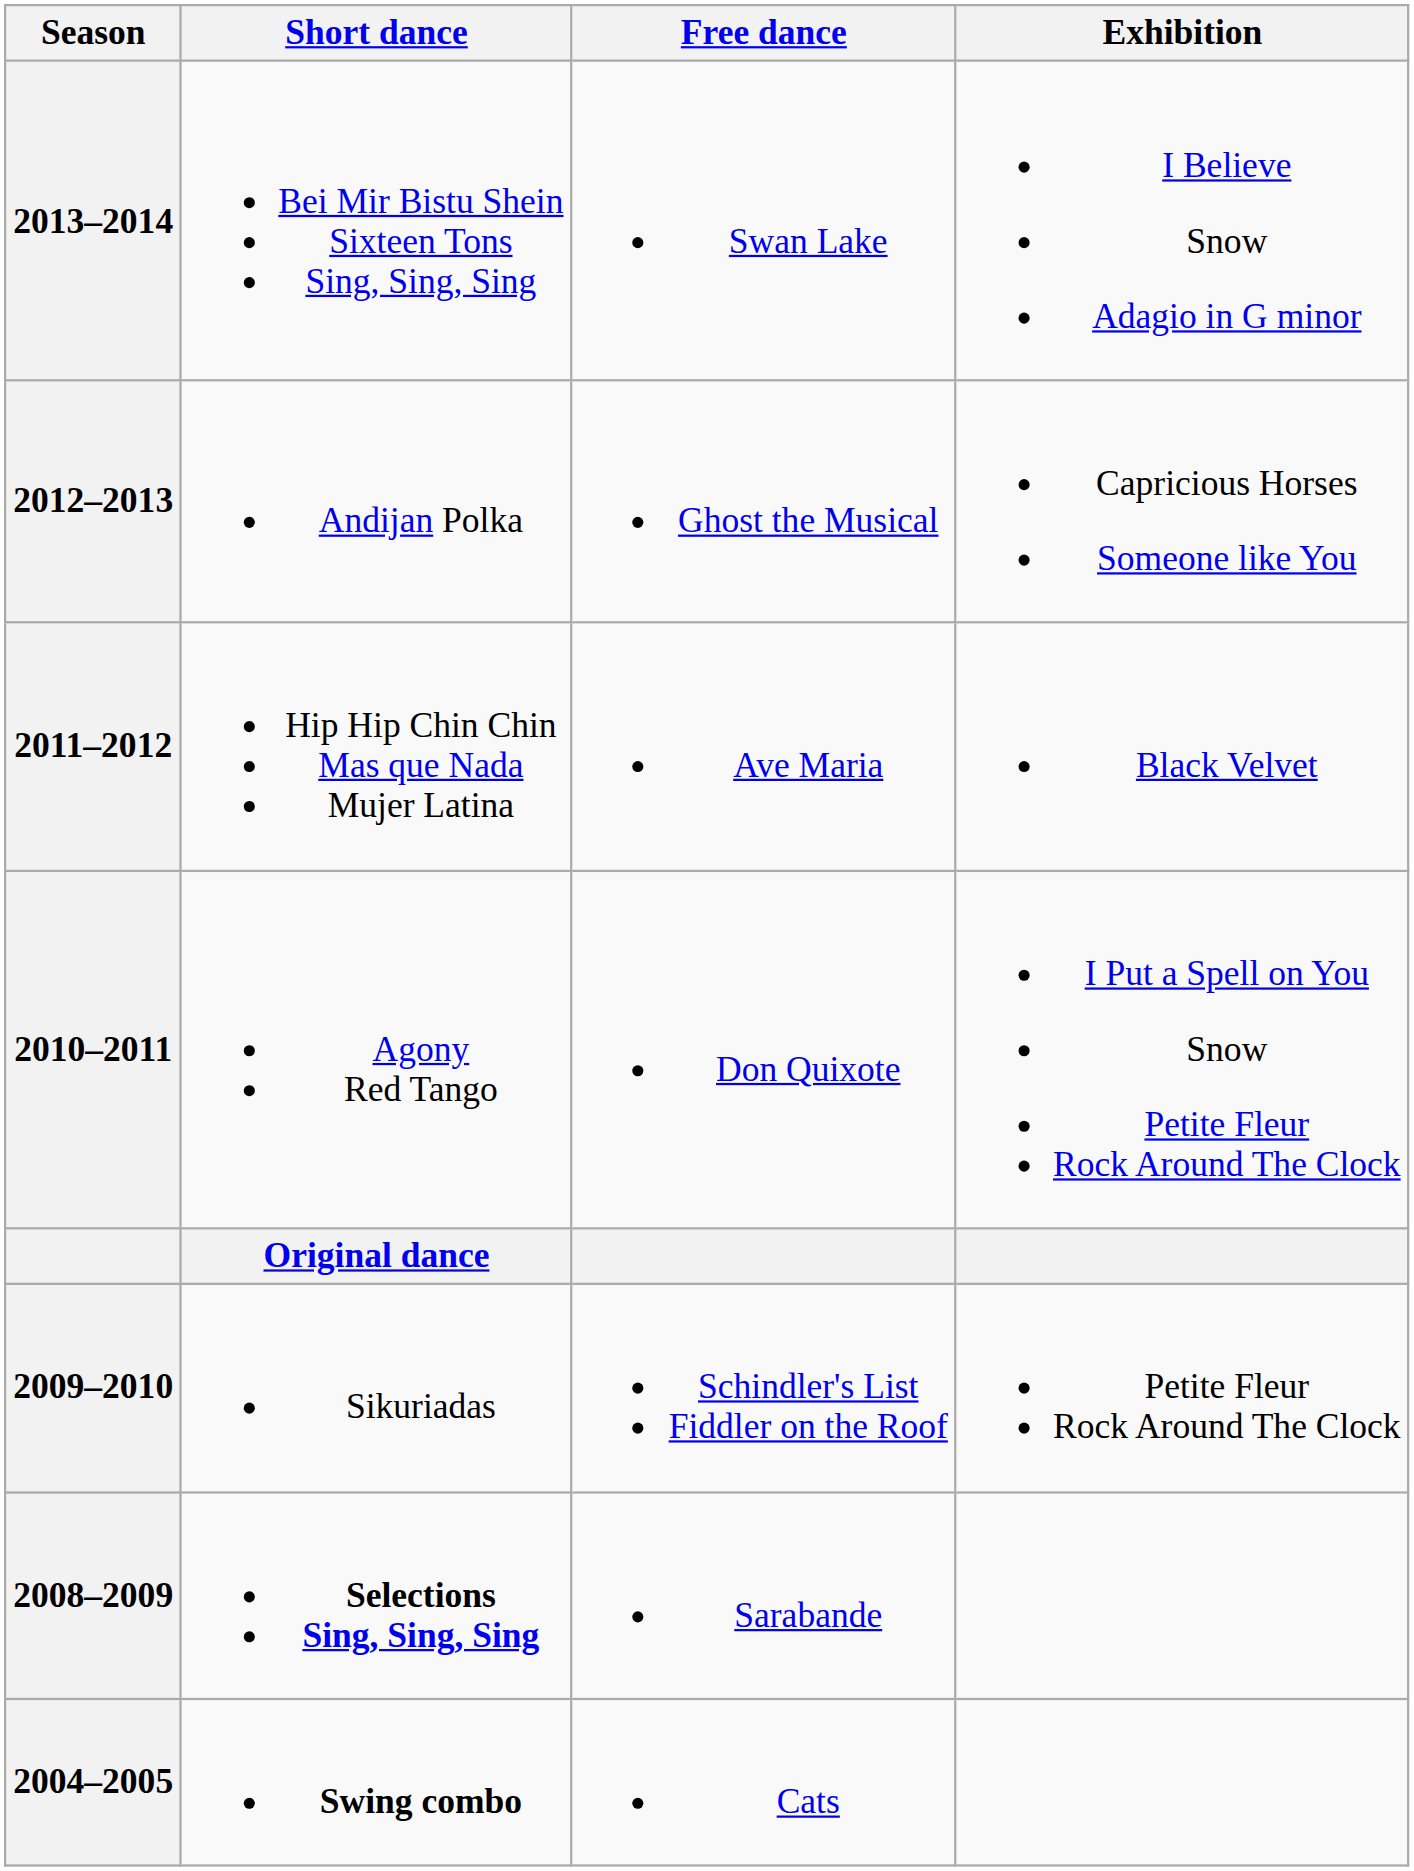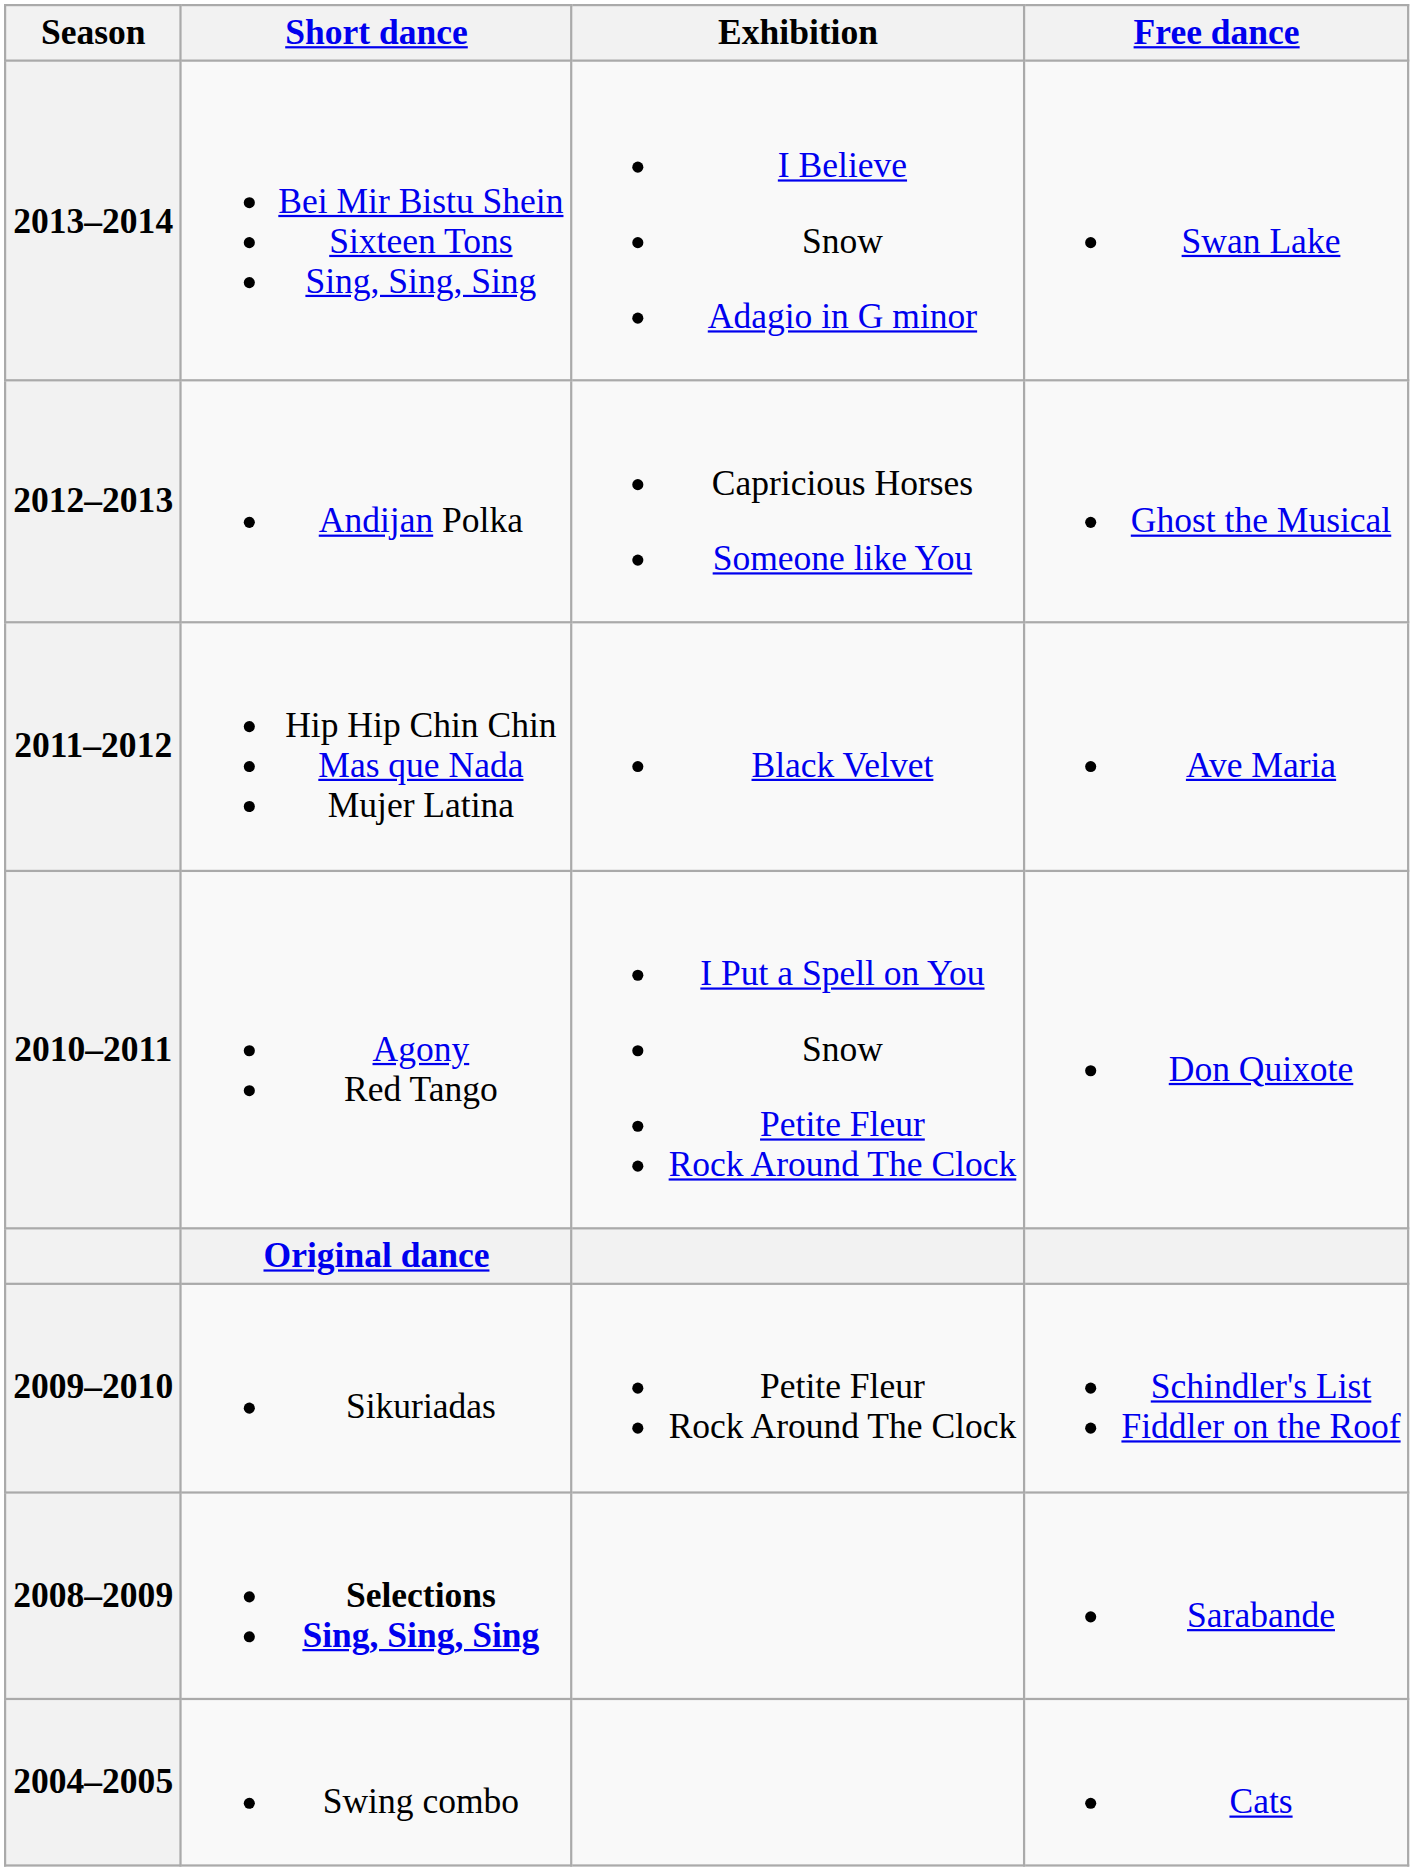columns swapped: (764, 32) <-> (1182, 32)
(376, 1803) bold -> (376, 1803) normal
